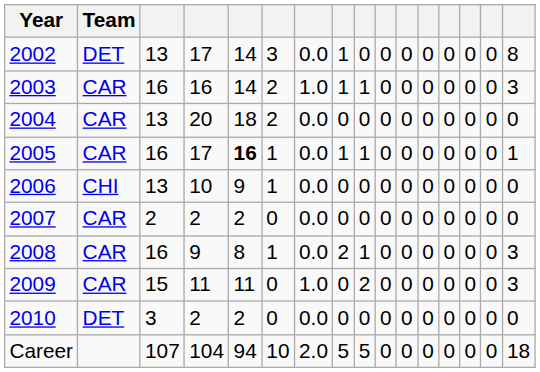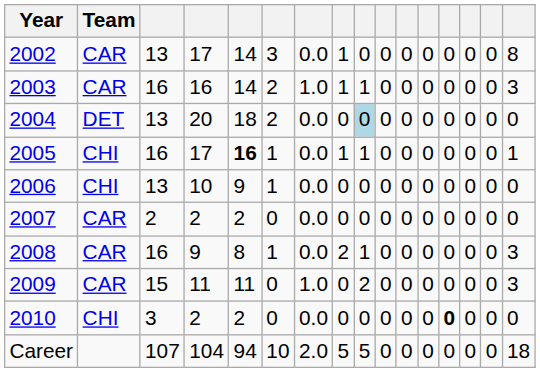(103, 53) DET -> (105, 53) CAR
(105, 119) CAR -> (103, 119) DET
(365, 119) no background -> (365, 119) lightblue background
(105, 152) CAR -> (101, 152) CHI
(103, 317) DET -> (101, 317) CHI
(449, 317) normal -> (449, 317) bold
